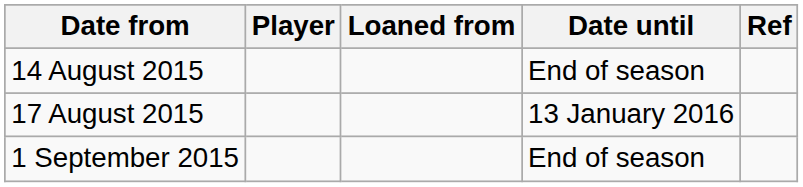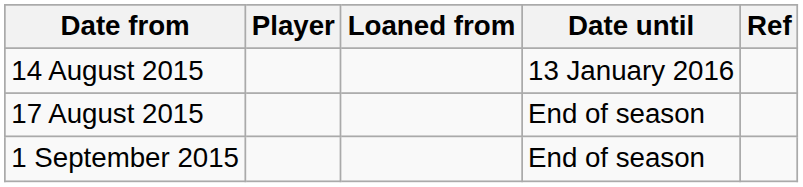(617, 70) End of season -> (631, 70) 13 January 2016
(631, 114) 13 January 2016 -> (617, 114) End of season
